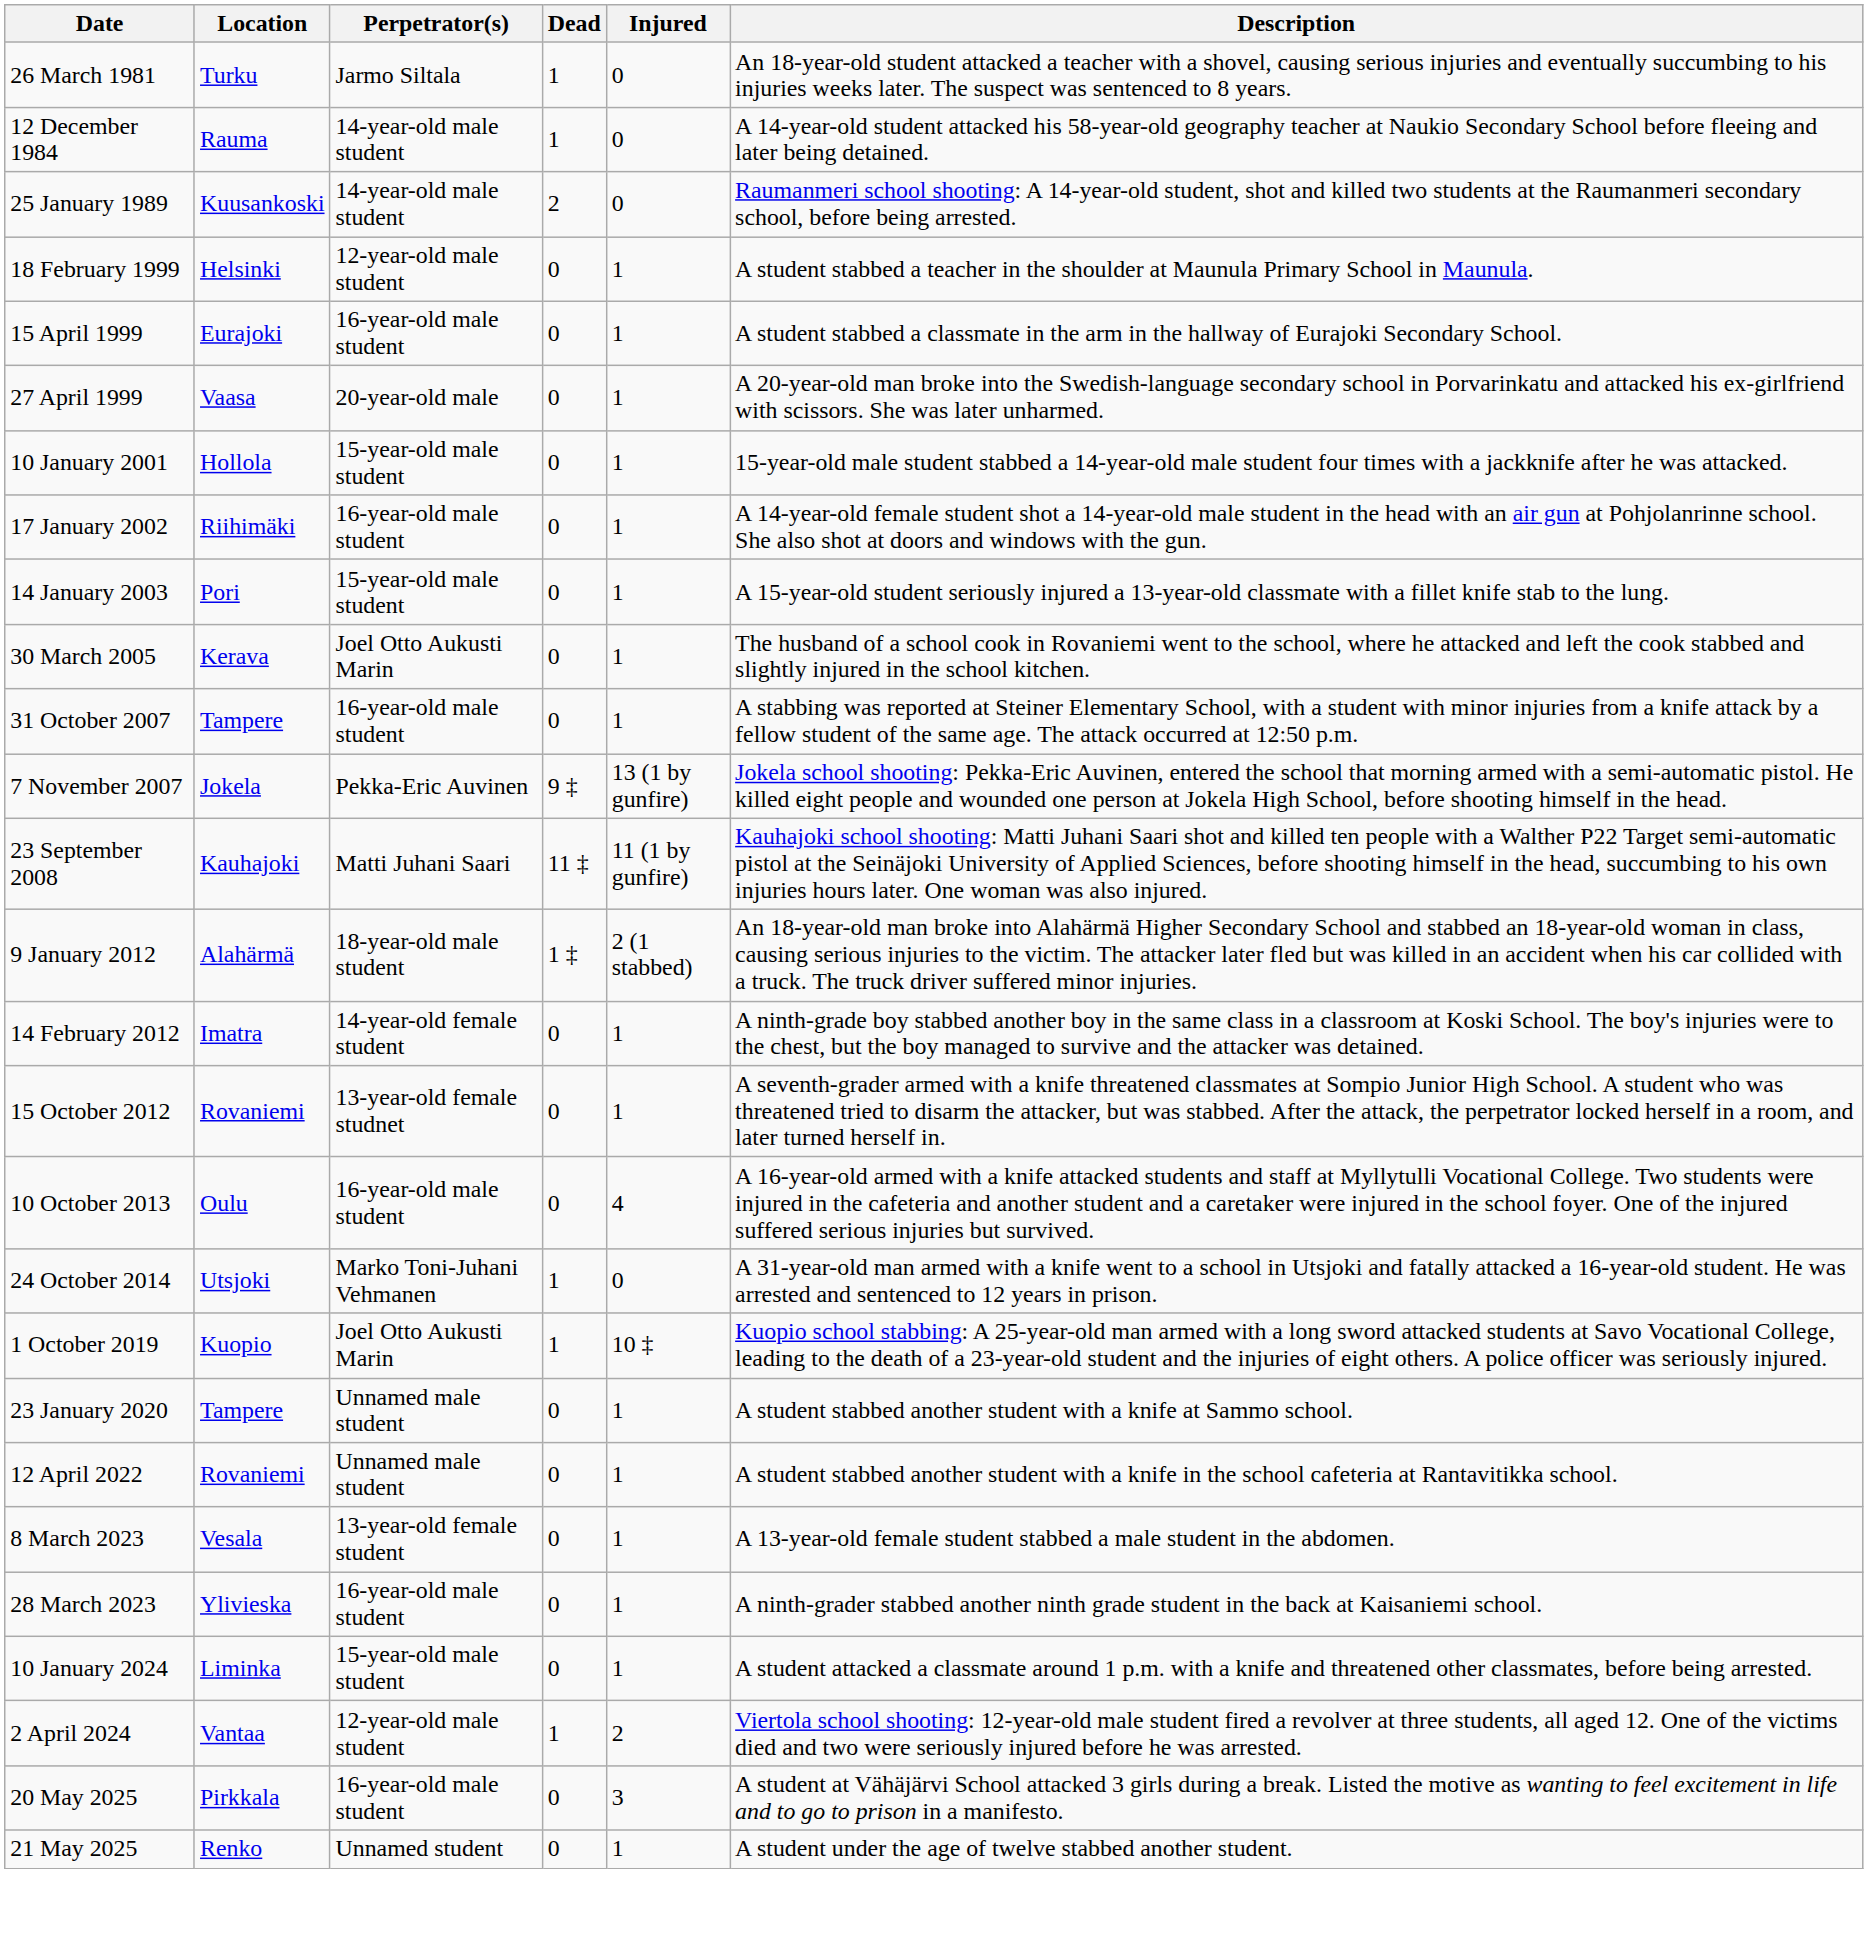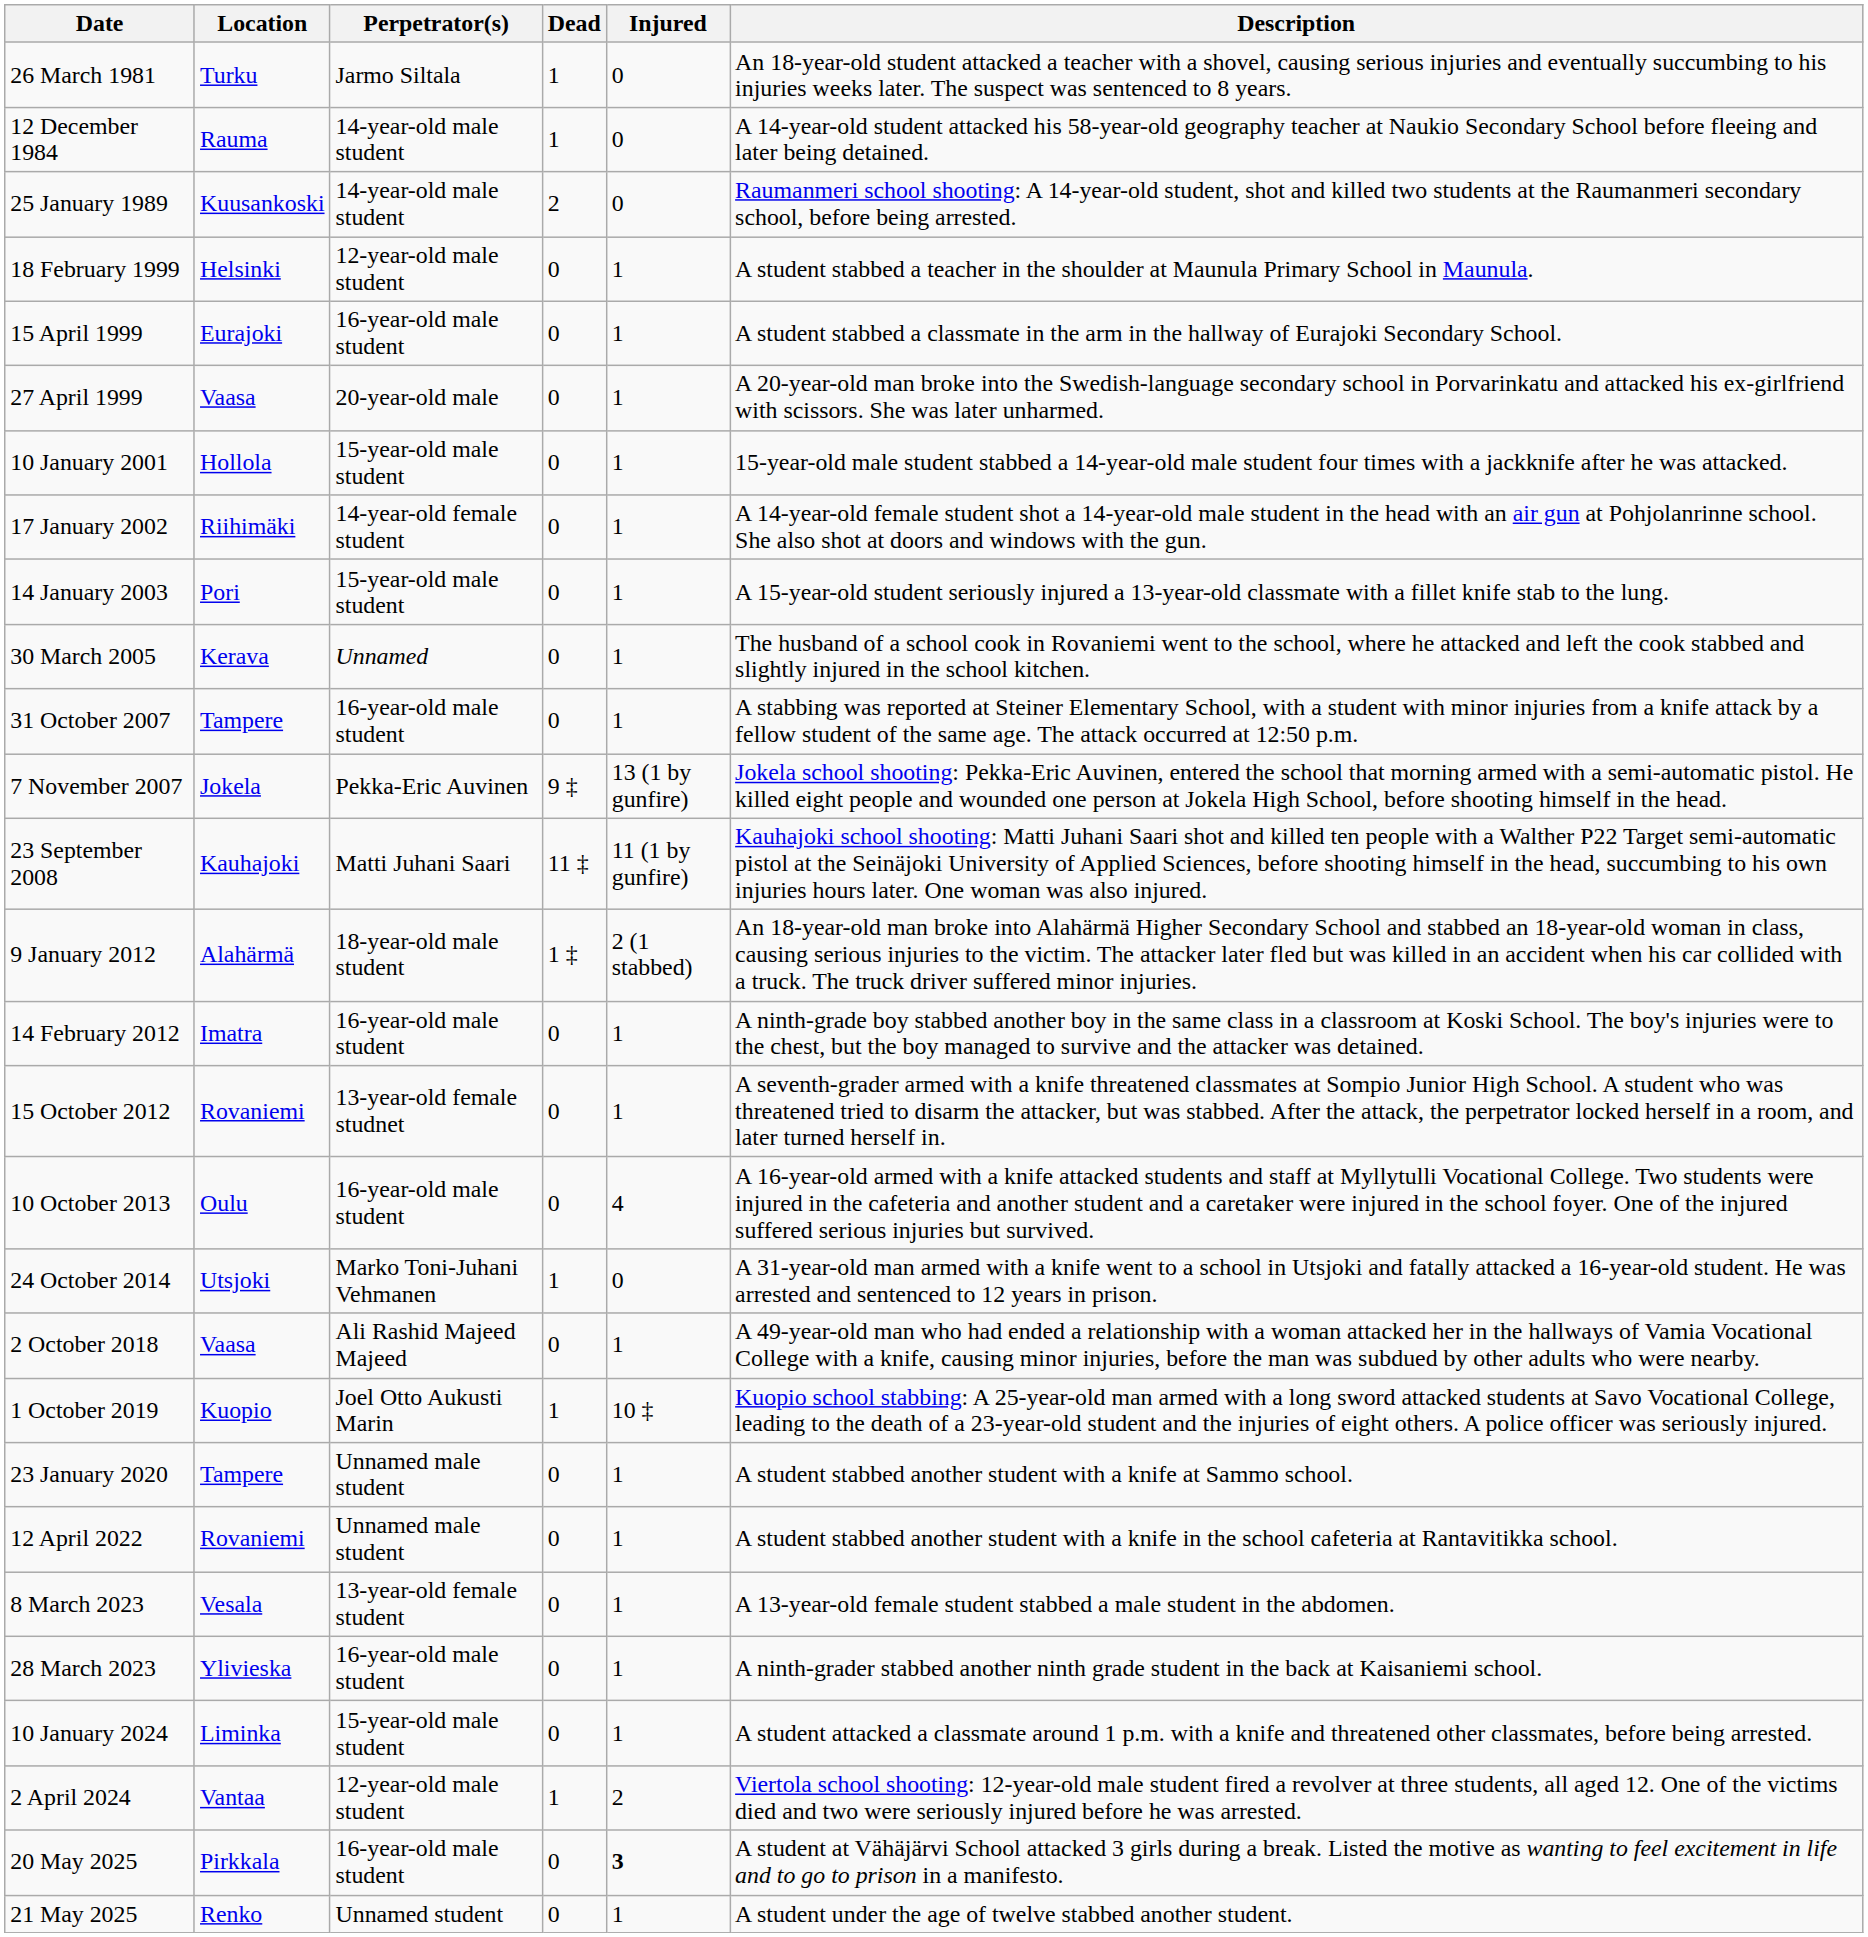(417, 527) 16-year-old male student -> (426, 527) 14-year-old female student
(419, 656) Joel Otto Aukusti Marin -> (382, 656) Unnamed
(426, 1033) 14-year-old female student -> (417, 1033) 16-year-old male student
+ row: (84, 1345)
(618, 1797) normal -> (618, 1862) bold
